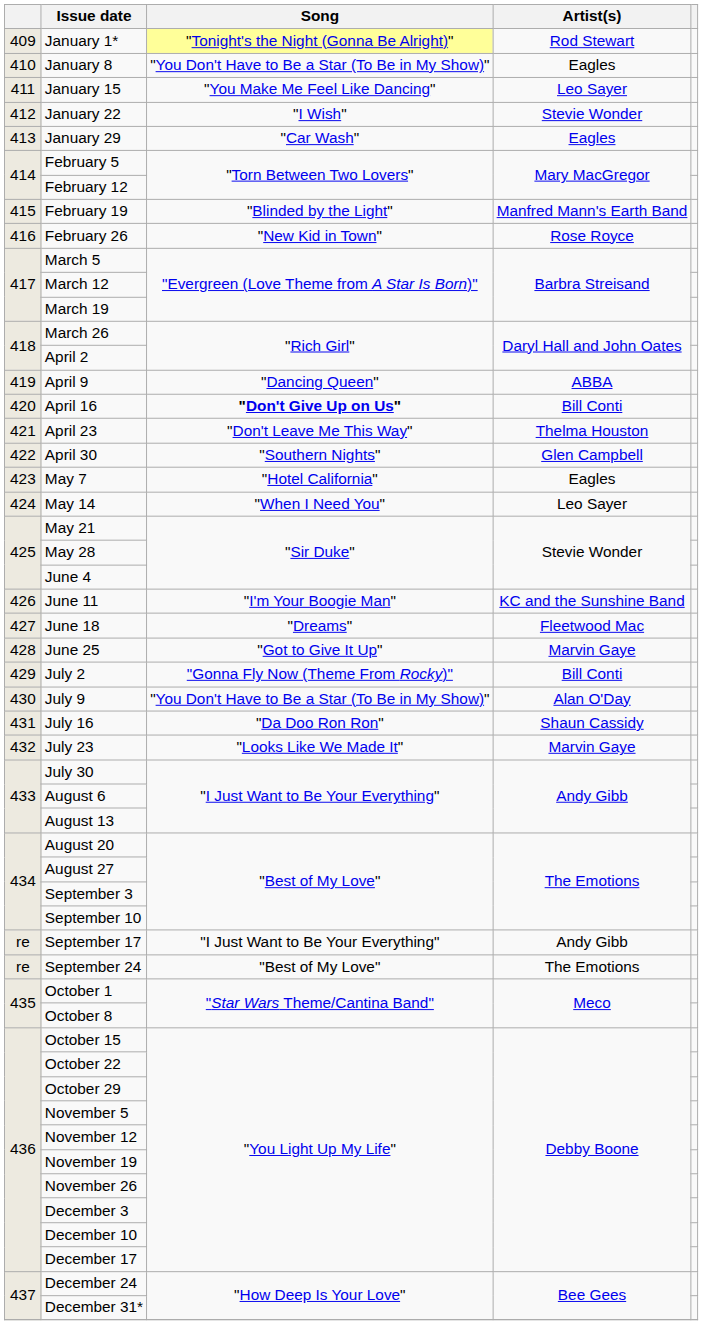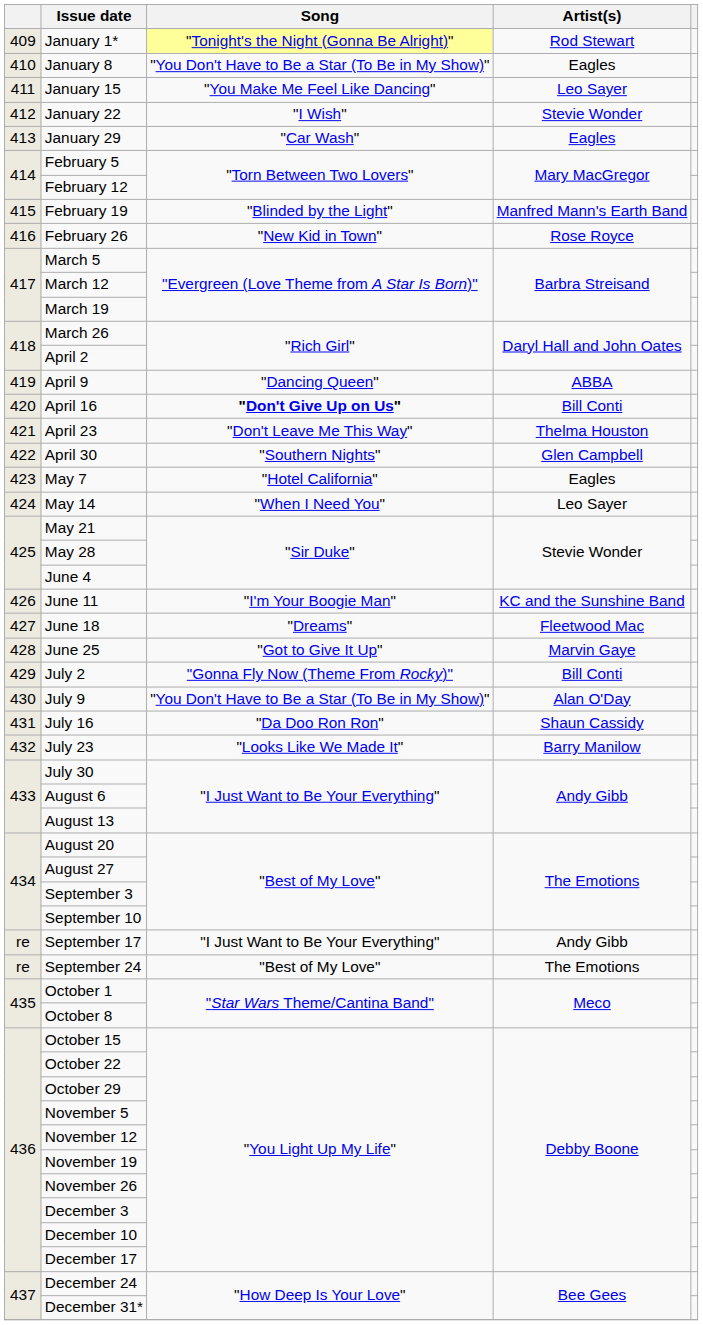(592, 747) Marvin Gaye -> (592, 747) Barry Manilow
